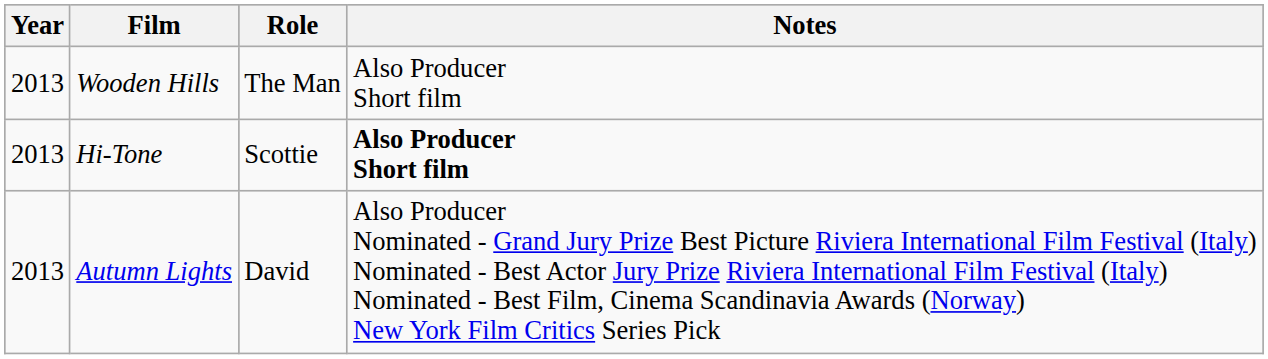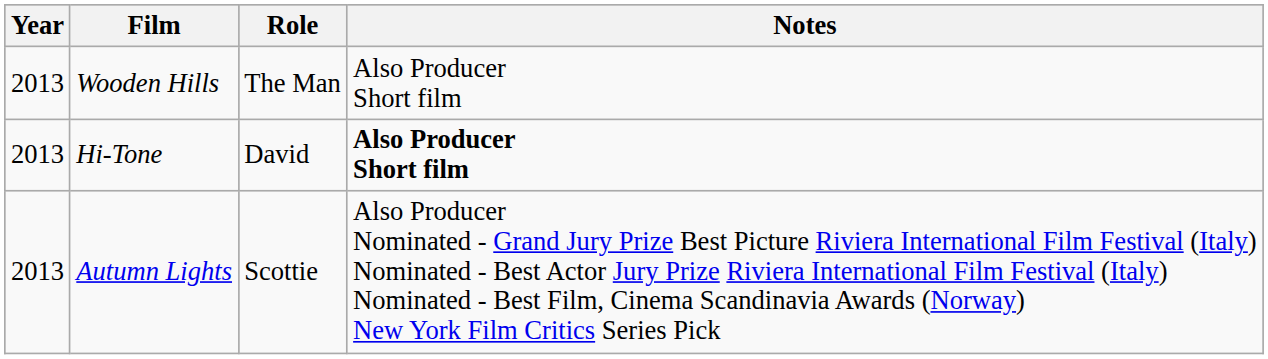(281, 154) Scottie -> (277, 154) David
(277, 271) David -> (281, 271) Scottie
